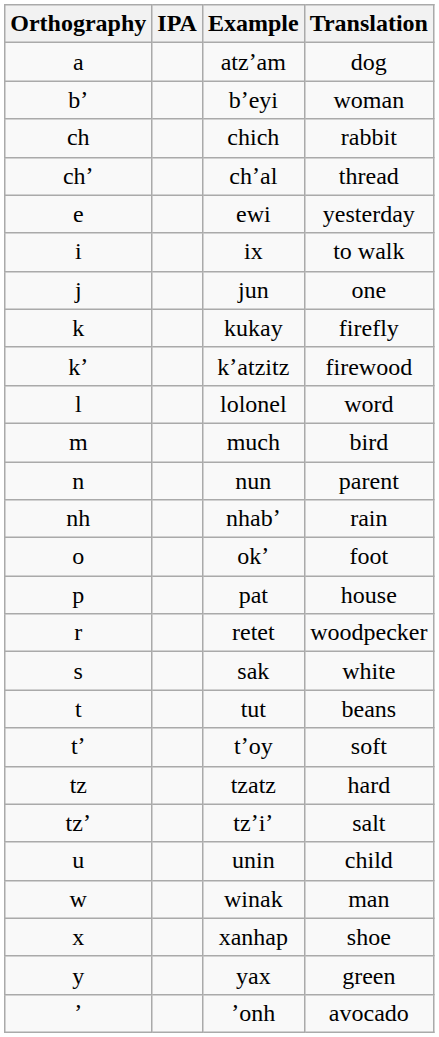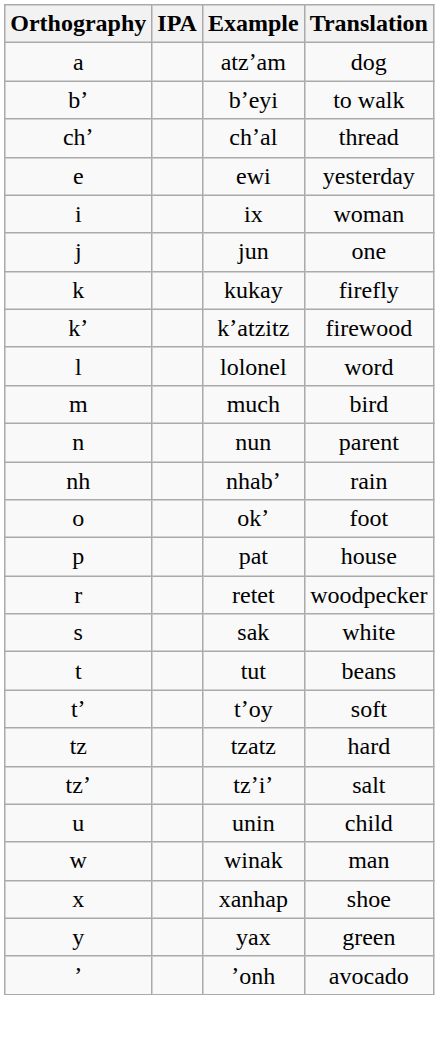(369, 99) woman -> (369, 99) to walk
- row: (253, 137)
(369, 251) to walk -> (369, 213) woman
